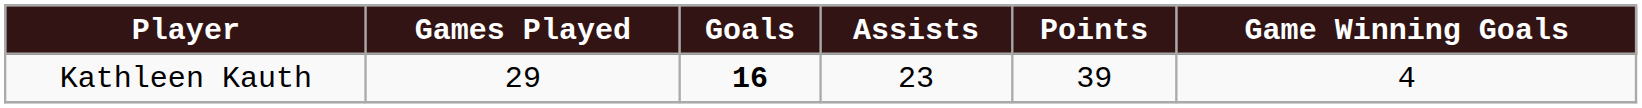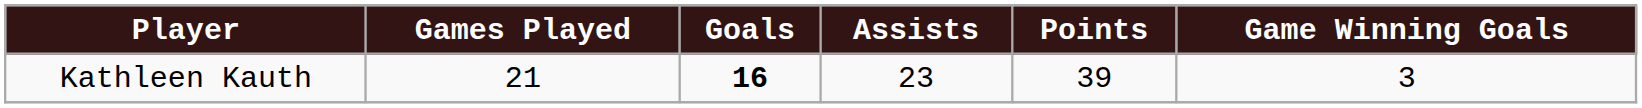(523, 79) 29 -> (523, 79) 21
(1407, 79) 4 -> (1407, 79) 3
